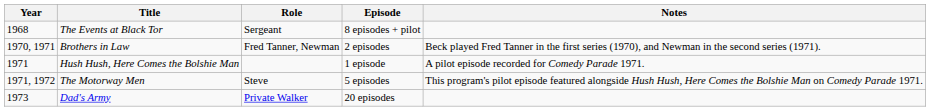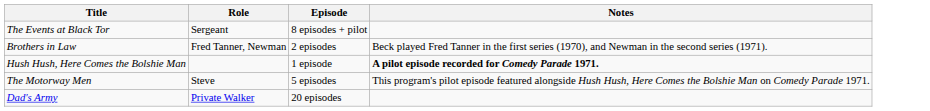- column: (31, 13)
(535, 64) normal -> (485, 64) bold
